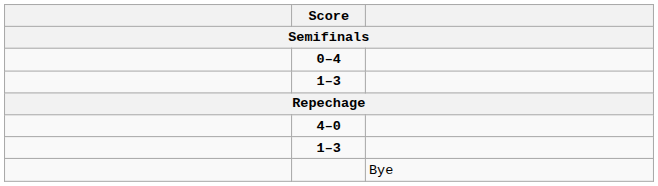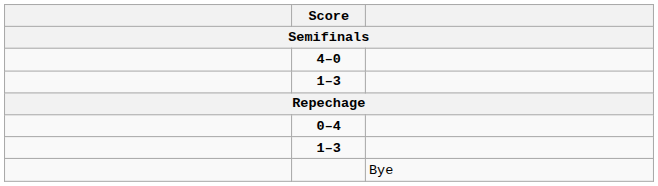rows swapped: (329, 126) <-> (329, 60)
